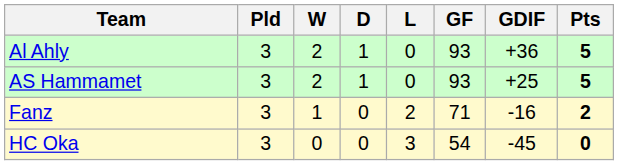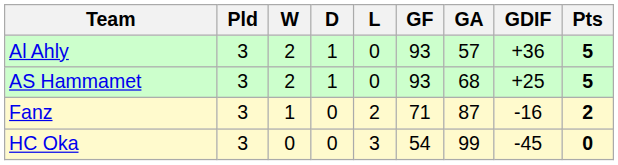+ column: (469, 19)
